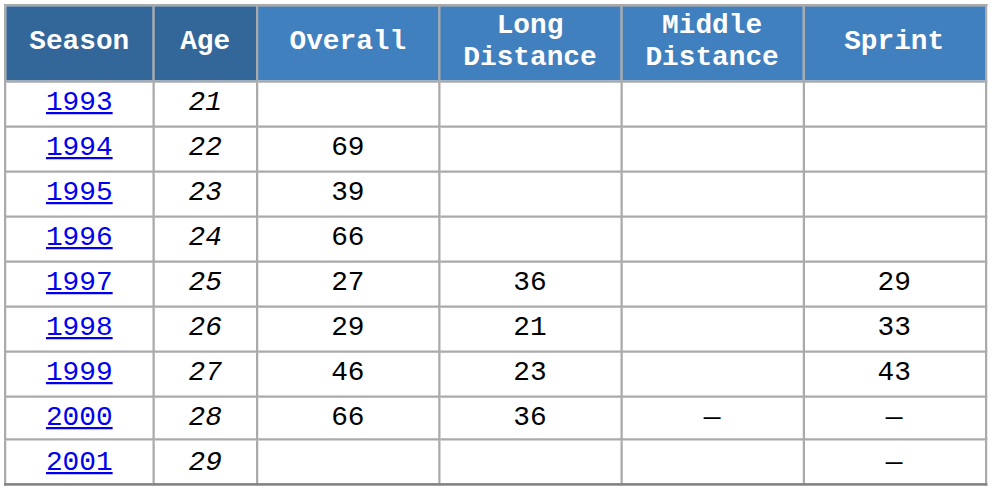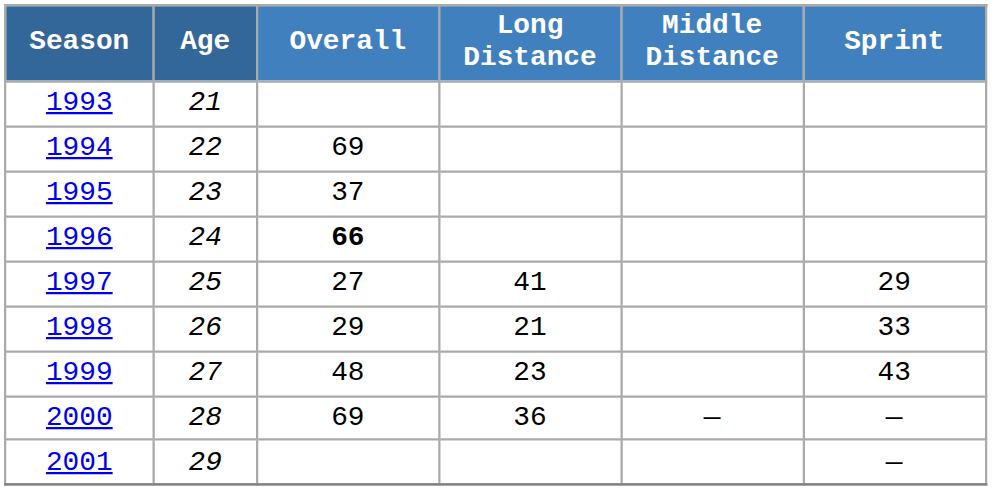(348, 194) 39 -> (348, 194) 37
(348, 239) normal -> (348, 239) bold
(530, 284) 36 -> (530, 284) 41
(348, 373) 46 -> (348, 373) 48
(348, 418) 66 -> (348, 418) 69
